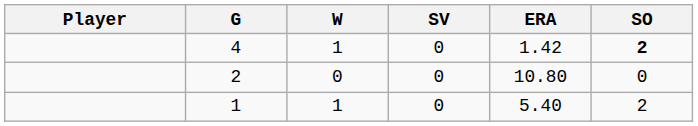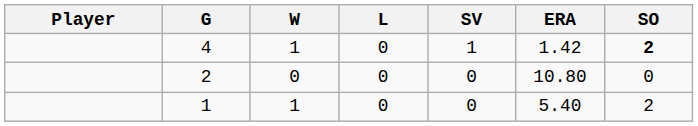+ column: (383, 19)
(439, 48) 0 -> (472, 48) 1
